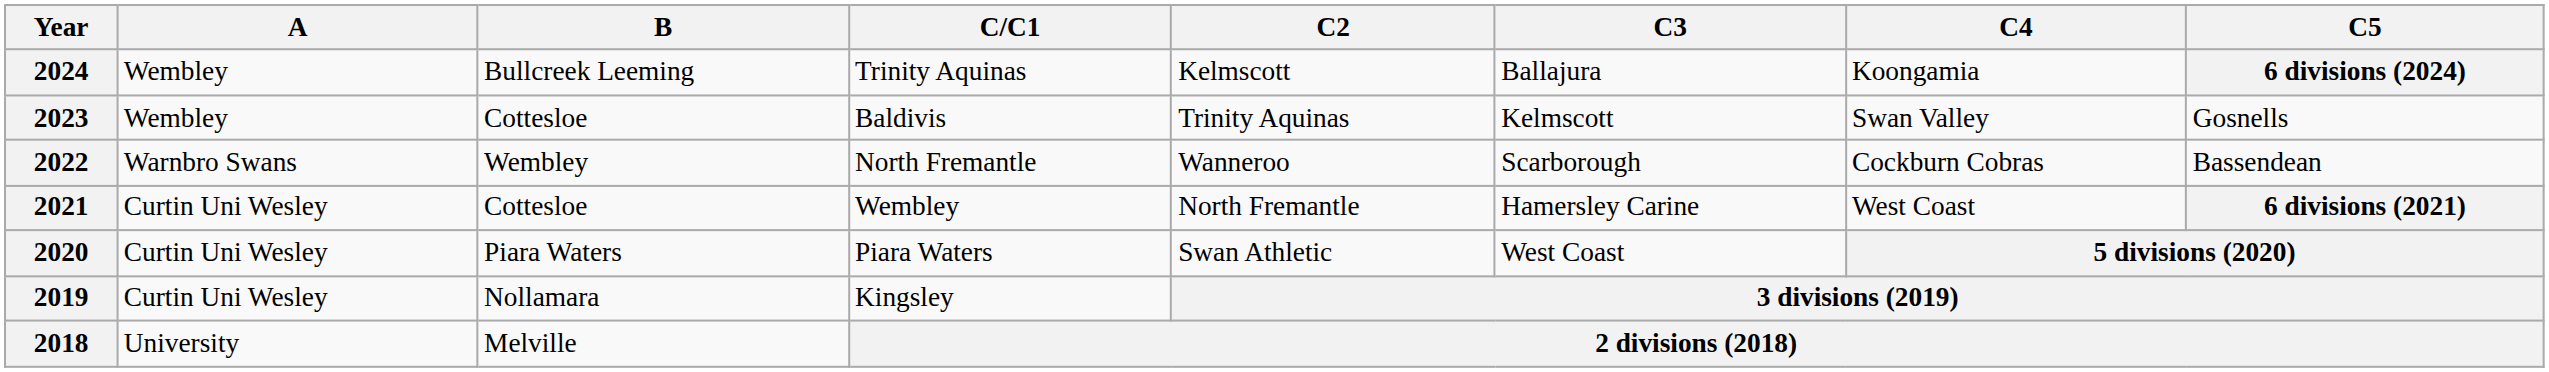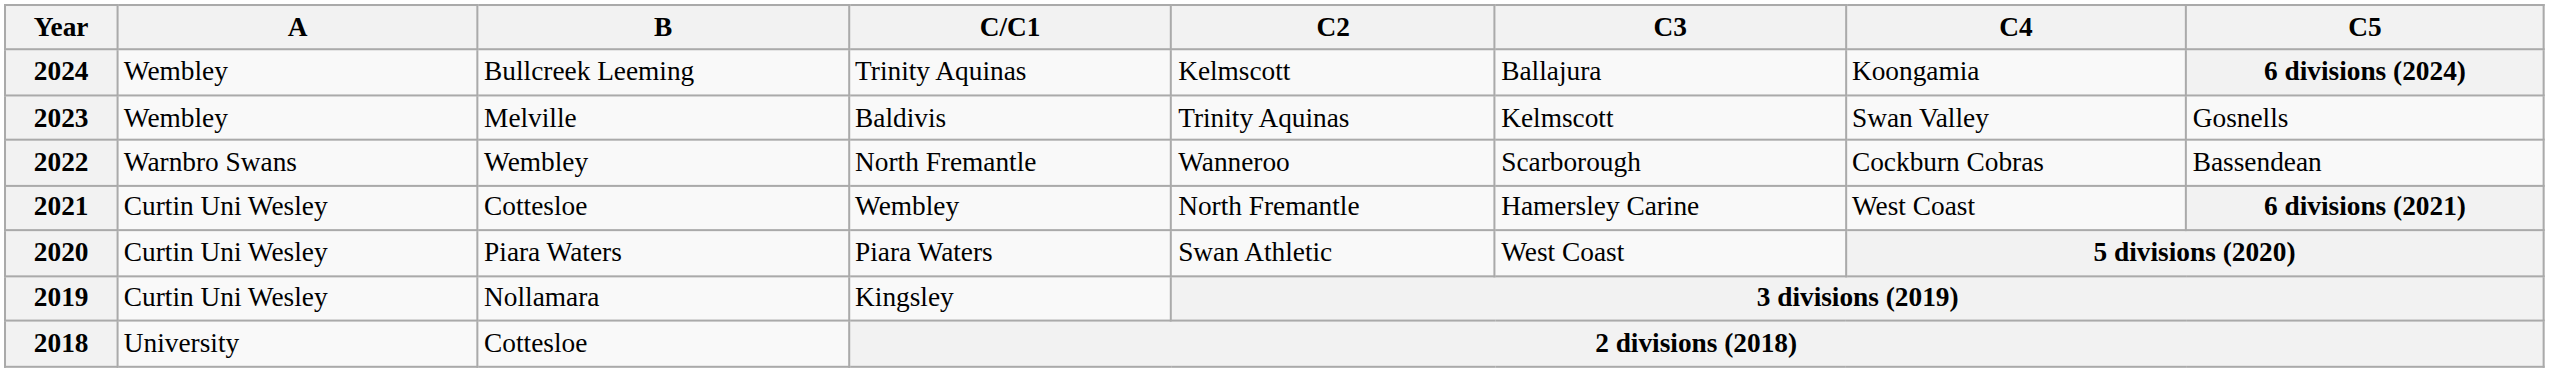(536, 116) Cottesloe -> (530, 116) Melville
(530, 342) Melville -> (536, 342) Cottesloe
